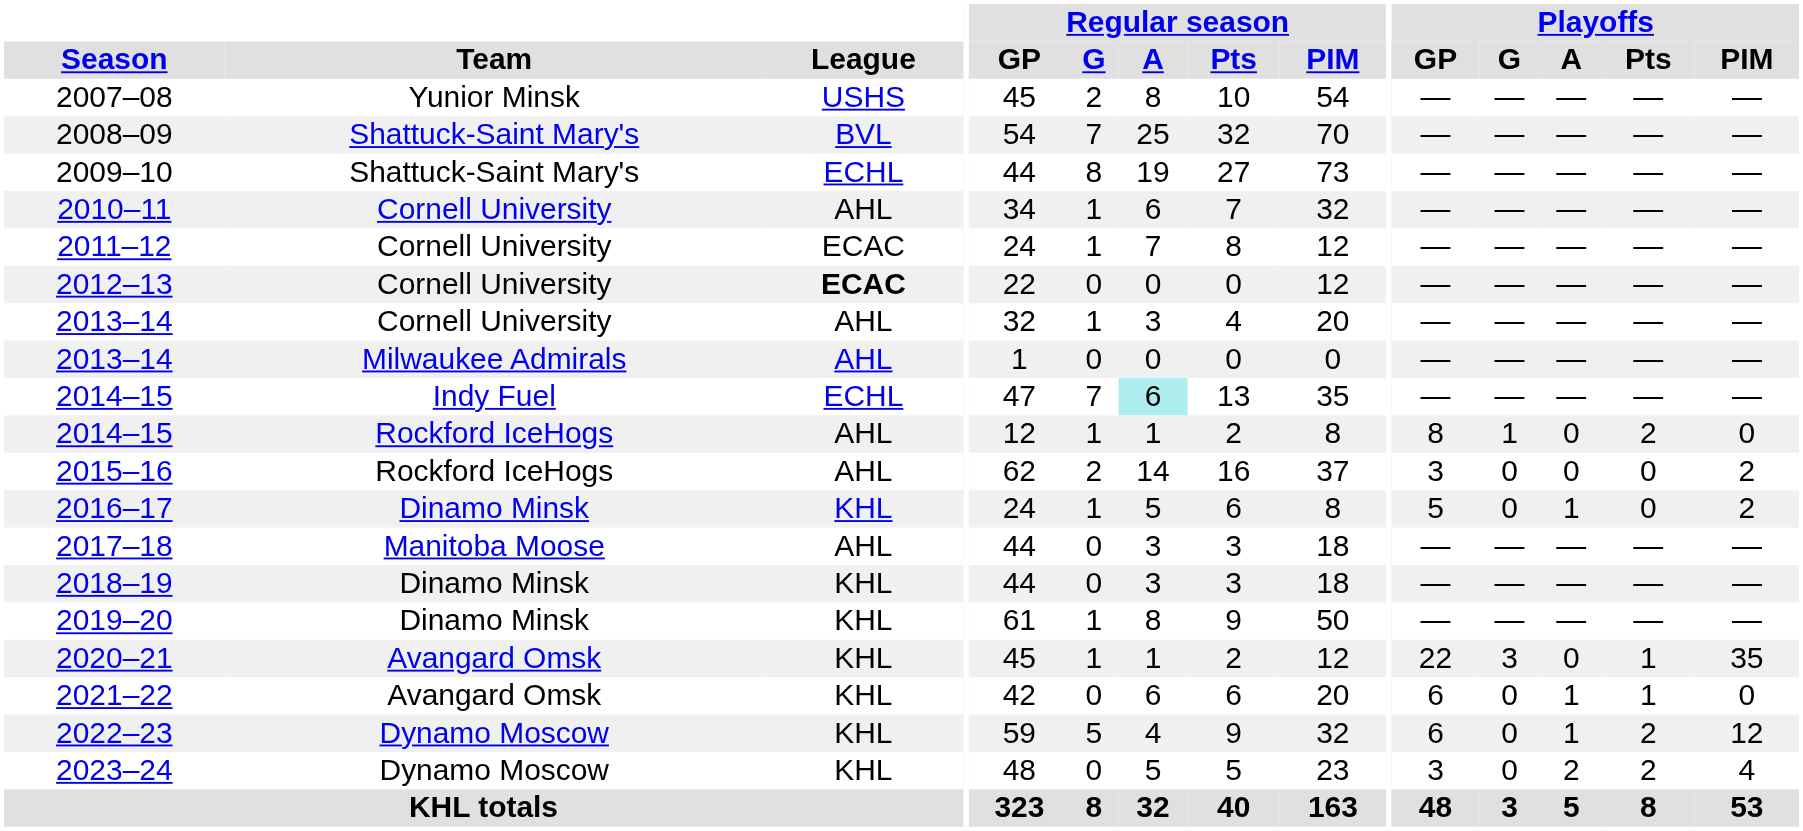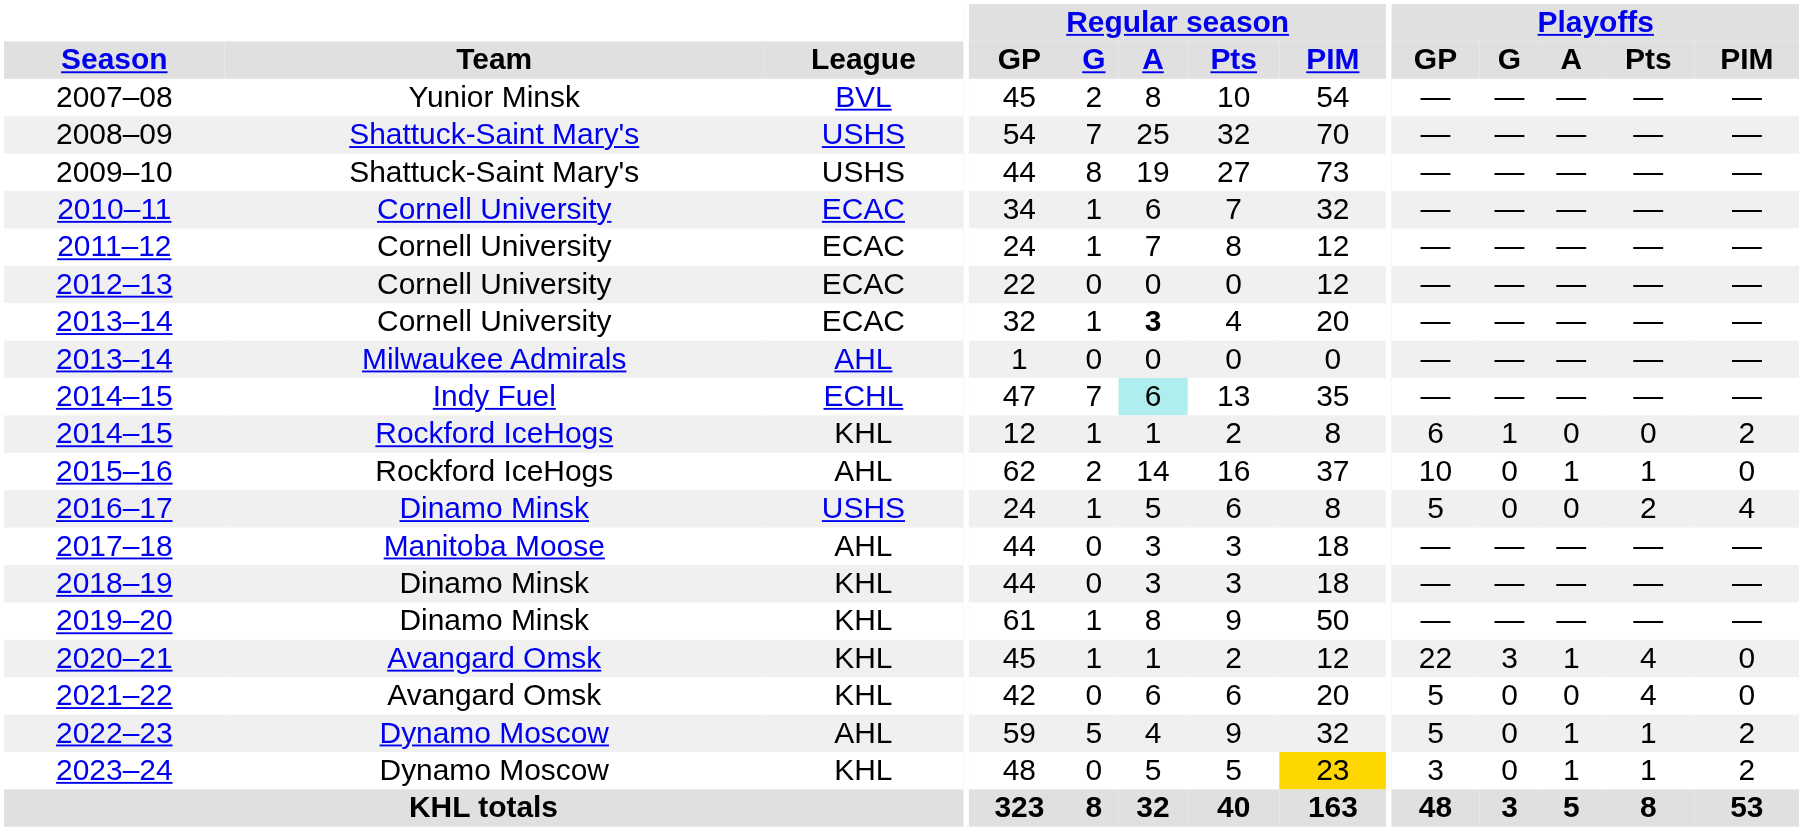(863, 97) USHS -> (863, 97) BVL
(863, 134) BVL -> (863, 134) USHS
(863, 171) ECHL -> (863, 171) USHS
(863, 209) AHL -> (863, 209) ECAC
(863, 284) bold -> (863, 284) normal
(863, 321) AHL -> (863, 321) ECAC
(1153, 321) normal -> (1153, 321) bold
(863, 433) AHL -> (863, 433) KHL
(1435, 433) 8 -> (1435, 433) 6
(1648, 433) 2 -> (1648, 433) 0
(1747, 433) 0 -> (1747, 433) 2
(1435, 471) 3 -> (1435, 471) 10
(1571, 471) 0 -> (1571, 471) 1
(1648, 471) 0 -> (1648, 471) 1
(1747, 471) 2 -> (1747, 471) 0
(863, 508) KHL -> (863, 508) USHS
(1571, 508) 1 -> (1571, 508) 0
(1648, 508) 0 -> (1648, 508) 2
(1747, 508) 2 -> (1747, 508) 4
(1571, 658) 0 -> (1571, 658) 1
(1648, 658) 1 -> (1648, 658) 4
(1747, 658) 35 -> (1747, 658) 0
(1435, 695) 6 -> (1435, 695) 5
(1571, 695) 1 -> (1571, 695) 0
(1648, 695) 1 -> (1648, 695) 4
(863, 732) KHL -> (863, 732) AHL
(1435, 732) 6 -> (1435, 732) 5
(1648, 732) 2 -> (1648, 732) 1
(1747, 732) 12 -> (1747, 732) 2
(1333, 770) no background -> (1333, 770) gold background
(1571, 770) 2 -> (1571, 770) 1
(1648, 770) 2 -> (1648, 770) 1
(1747, 770) 4 -> (1747, 770) 2
